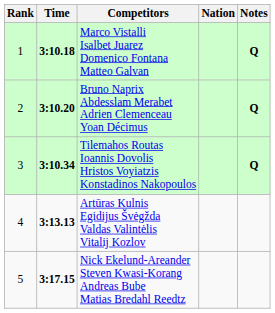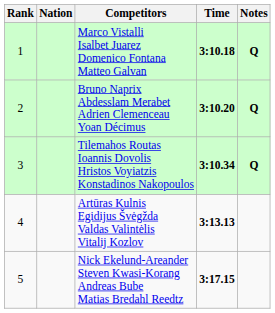columns swapped: (218, 13) <-> (57, 13)
